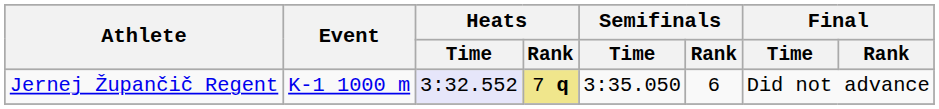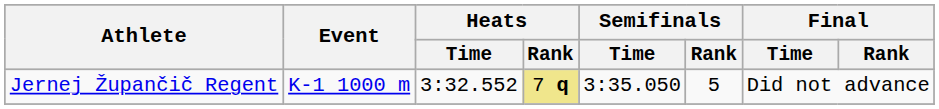(469, 86) lavender background -> (469, 86) no background
(714, 86) 6 -> (714, 86) 5
